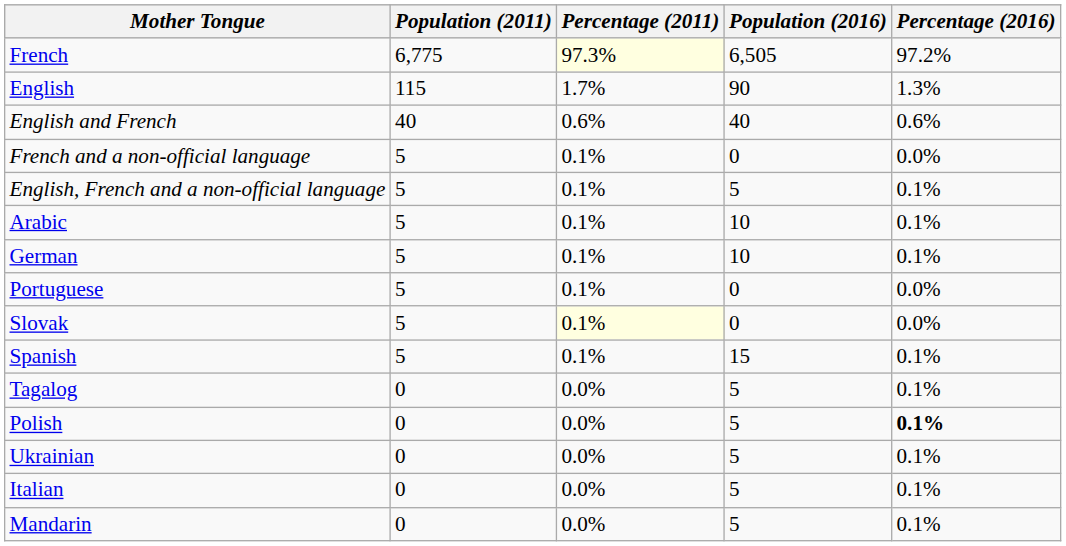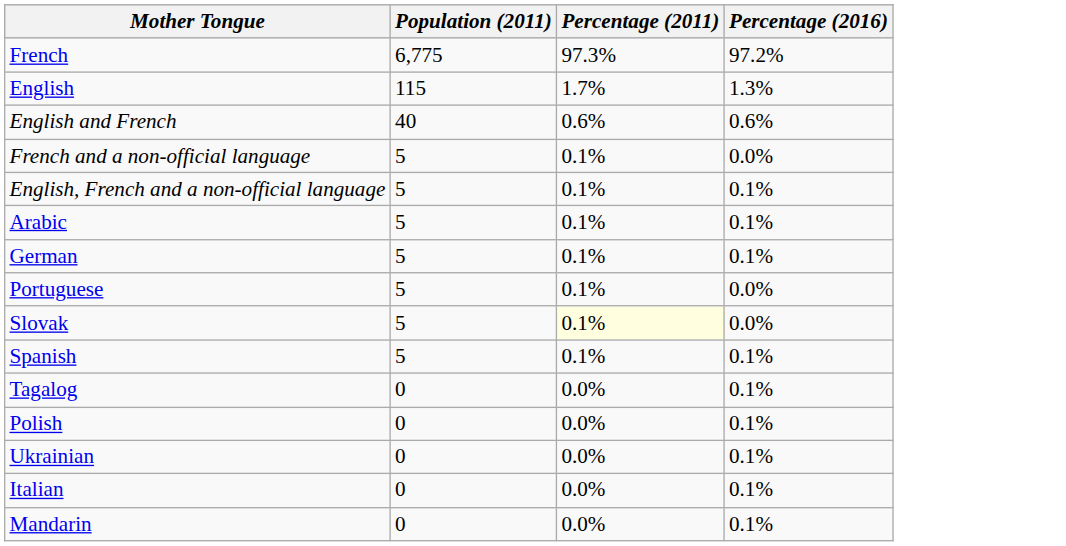- column: (808, 21)
(589, 54) lightyellow background -> (589, 54) no background
(920, 423) bold -> (751, 423) normal
